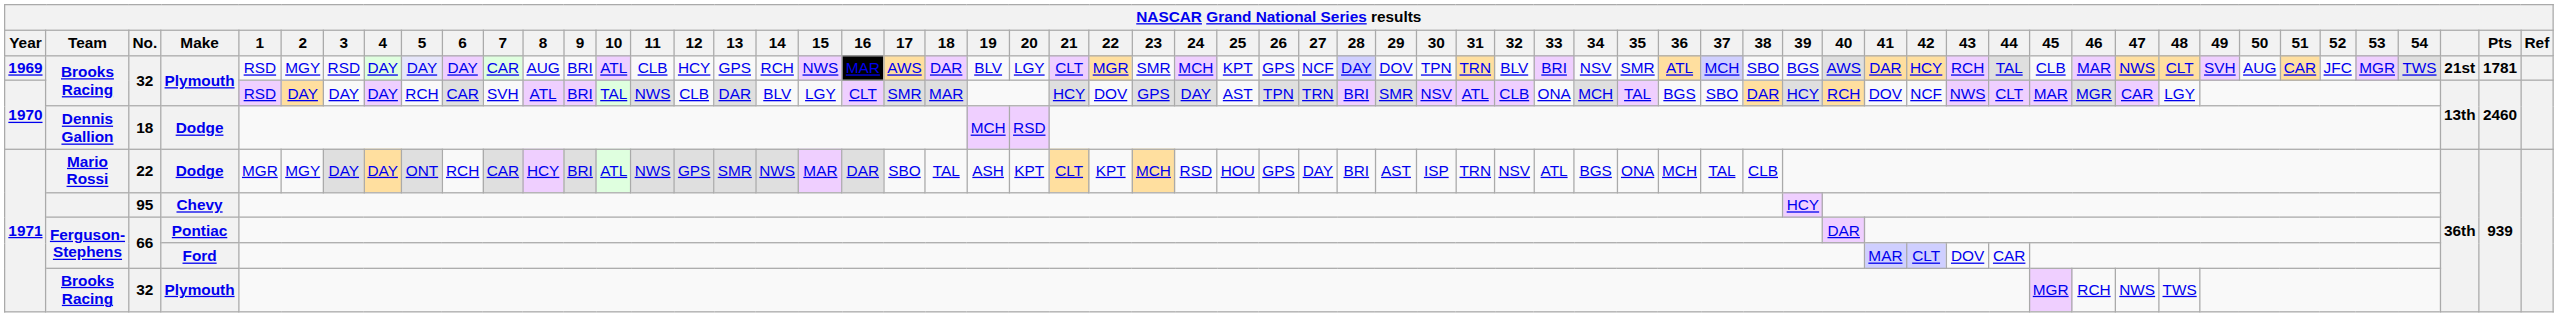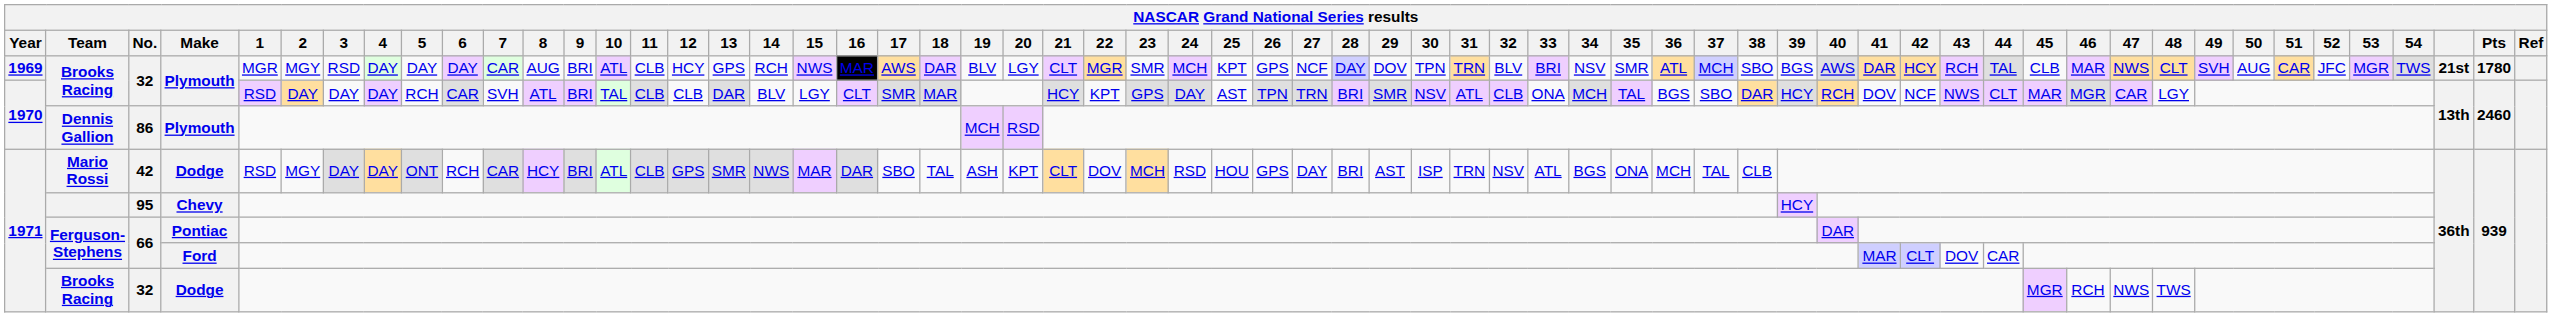(260, 68) RSD -> (260, 68) MGR
(422, 68) lavender background -> (422, 68) no background
(2500, 68) 1781 -> (2494, 68) 1780
(653, 93) NWS -> (650, 93) CLB
(1111, 93) DOV -> (1105, 93) KPT
(145, 128) 18 -> (145, 128) 86
(200, 128) Dodge -> (200, 128) Plymouth
(145, 171) 22 -> (145, 171) 42
(260, 171) MGR -> (260, 171) RSD
(653, 171) NWS -> (650, 171) CLB
(1111, 171) KPT -> (1105, 171) DOV
(200, 290) Plymouth -> (200, 290) Dodge
